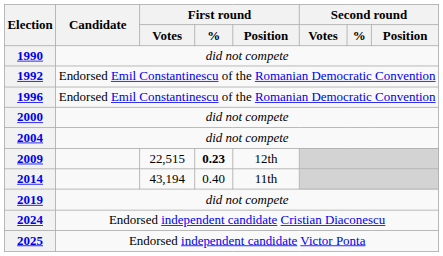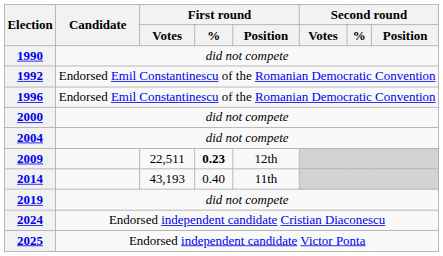(167, 158) 22,515 -> (167, 158) 22,511
(167, 179) 43,194 -> (167, 179) 43,193
